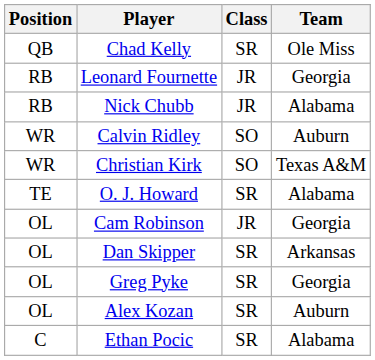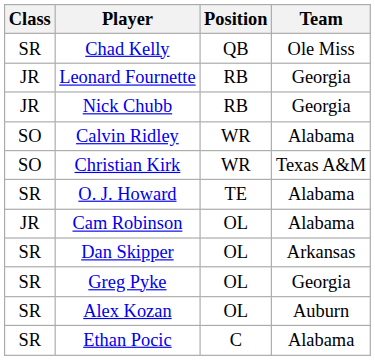columns swapped: (41, 19) <-> (247, 19)
(321, 106) Alabama -> (321, 106) Georgia
(321, 135) Auburn -> (321, 135) Alabama
(321, 223) Georgia -> (321, 223) Alabama
